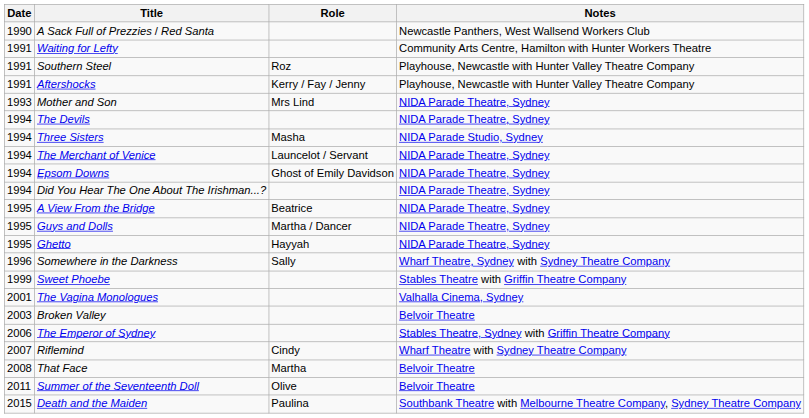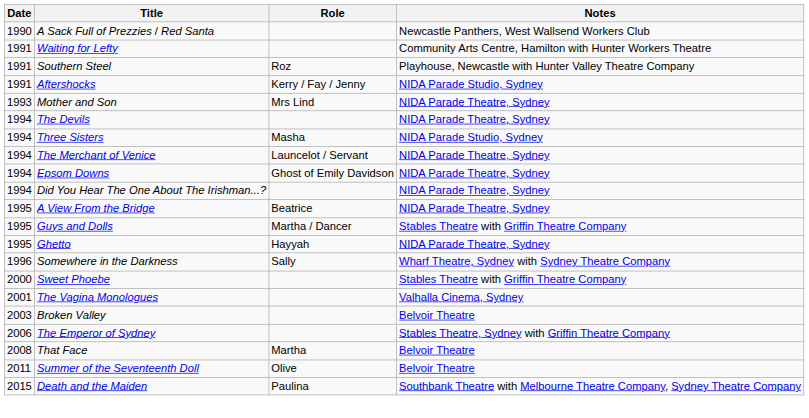(547, 84) Playhouse, Newcastle with Hunter Valley Theatre Company -> (471, 84) NIDA Parade Studio, Sydney
(474, 226) NIDA Parade Theatre, Sydney -> (513, 226) Stables Theatre with Griffin Theatre Company
(19, 279) 1999 -> (19, 279) 2000
- row: (60, 350)
